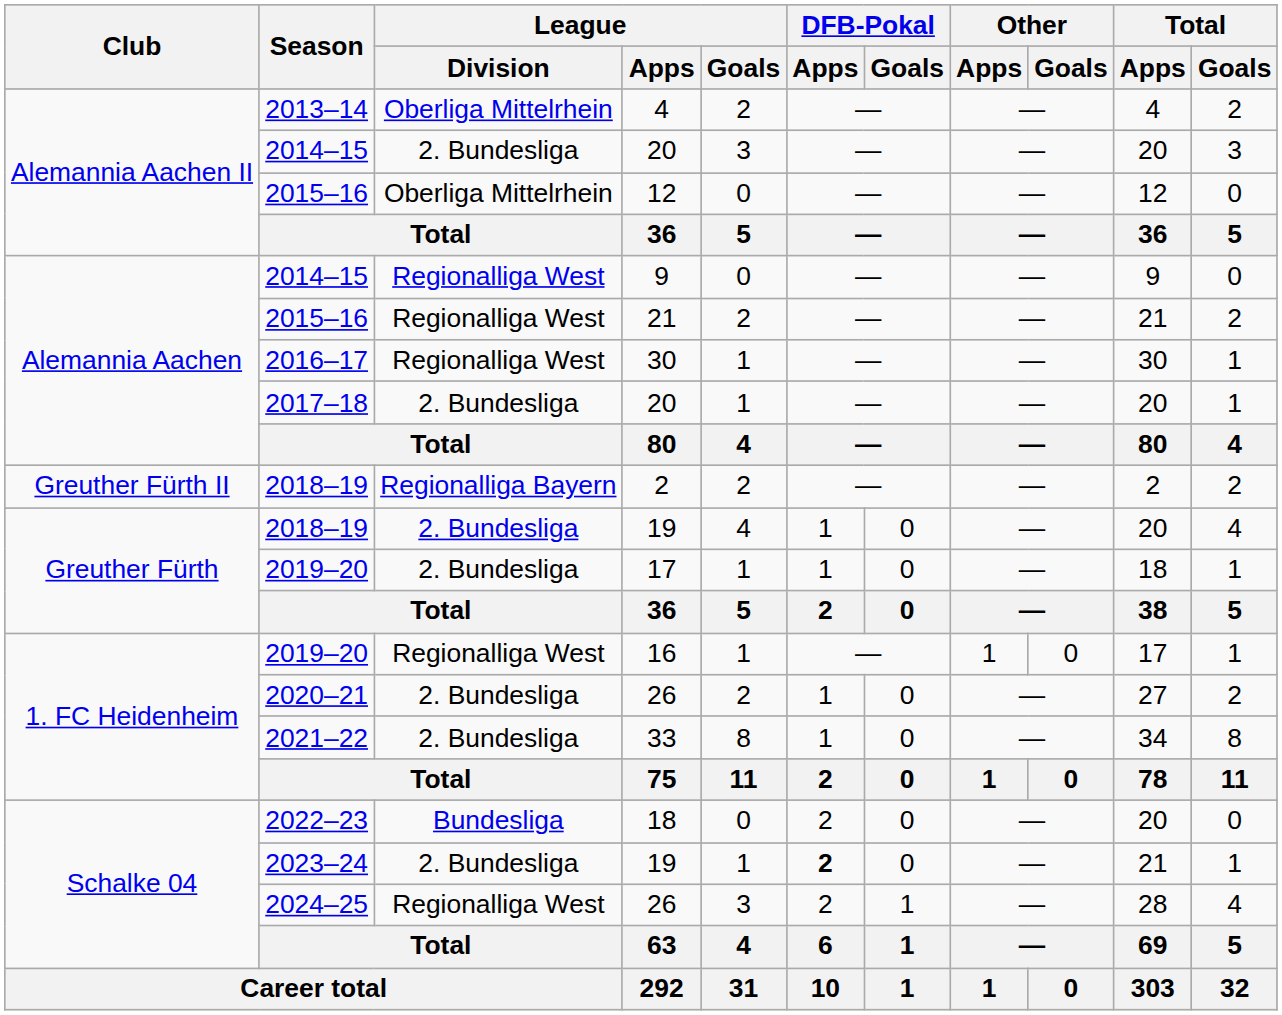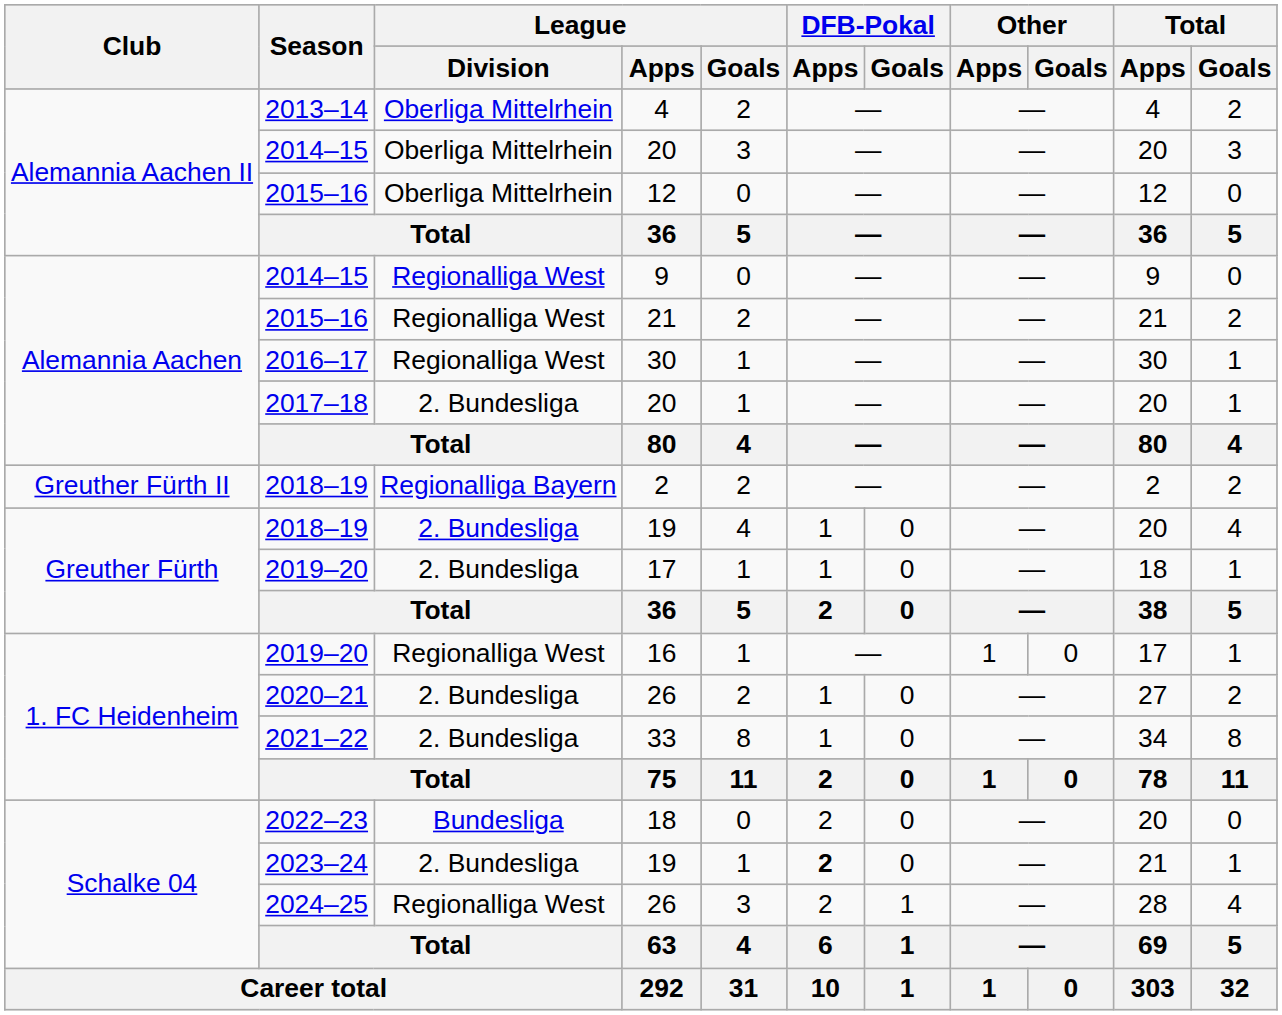(498, 151) 2. Bundesliga -> (498, 151) Oberliga Mittelrhein
